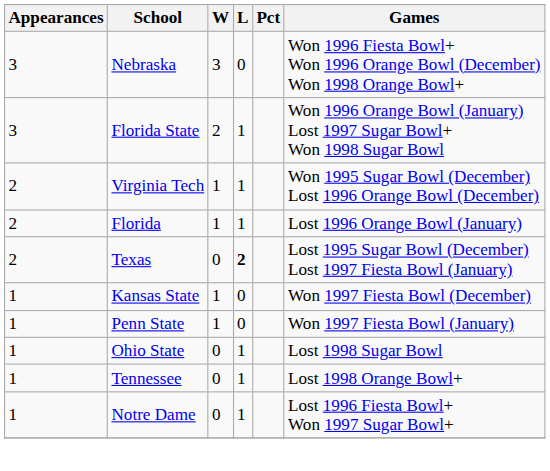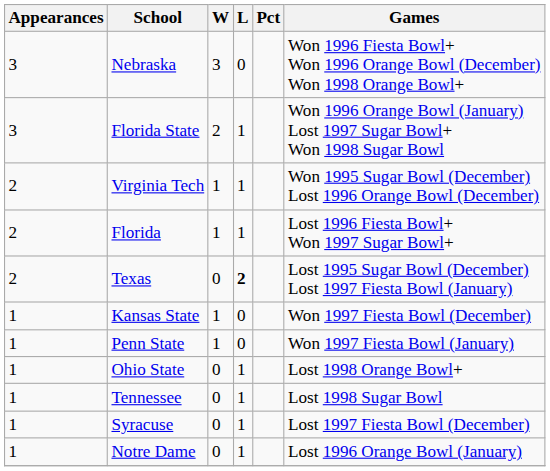(405, 222) Lost 1996 Orange Bowl (January) -> (371, 232) Lost 1996 Fiesta Bowl+ Won 1997 Sugar Bowl+
(365, 350) Lost 1998 Sugar Bowl -> (375, 370) Lost 1998 Orange Bowl+
(375, 377) Lost 1998 Orange Bowl+ -> (365, 397) Lost 1998 Sugar Bowl
+ row: (142, 424)
(371, 414) Lost 1996 Fiesta Bowl+ Won 1997 Sugar Bowl+ -> (405, 451) Lost 1996 Orange Bowl (January)
